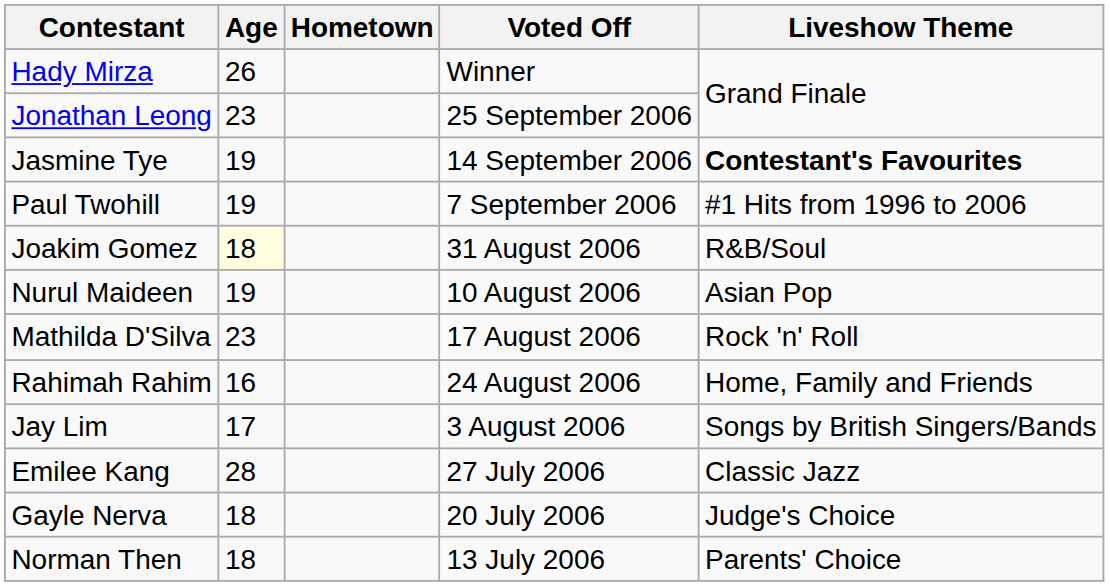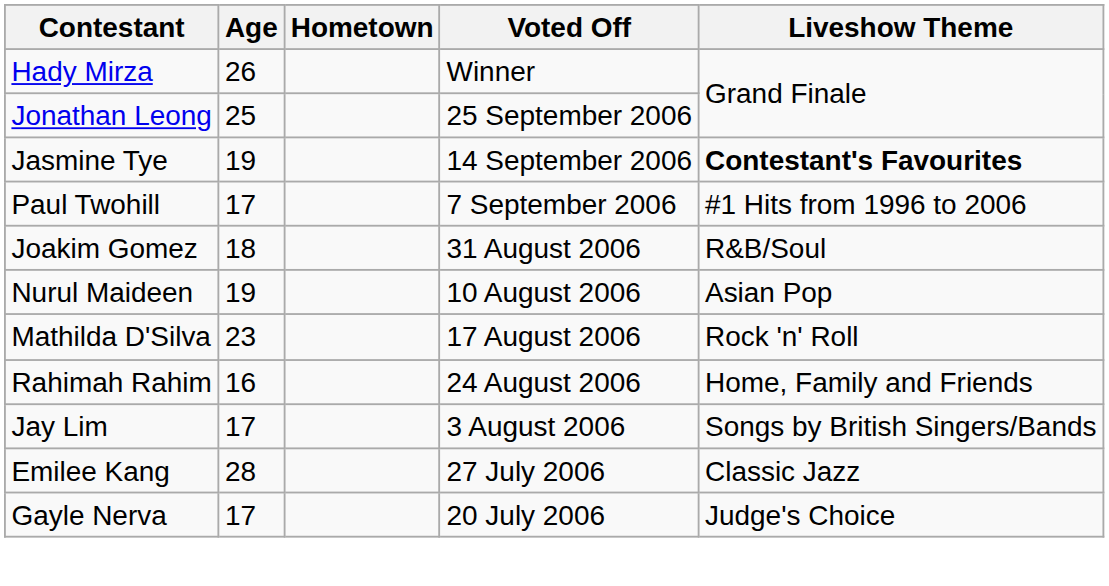(240, 116) 23 -> (240, 116) 25
(240, 204) 19 -> (240, 204) 17
(240, 249) lightyellow background -> (240, 249) no background
(240, 514) 18 -> (240, 514) 17
- row: (97, 559)
